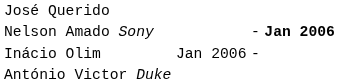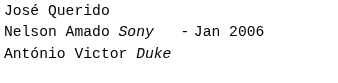(300, 32) bold -> (229, 32) normal
- row: (52, 54)
